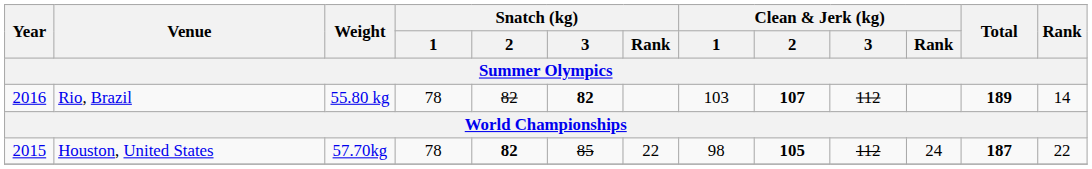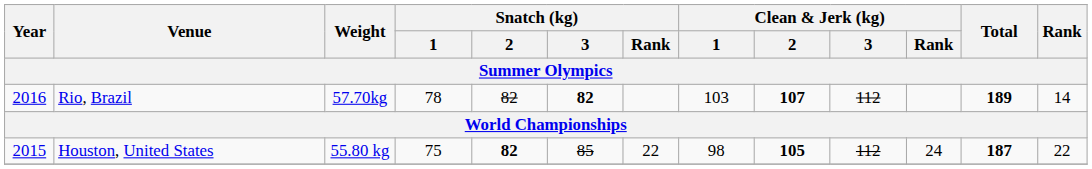(360, 97) 55.80 kg -> (360, 97) 57.70kg
(360, 151) 57.70kg -> (360, 151) 55.80 kg
(433, 151) 78 -> (433, 151) 75
